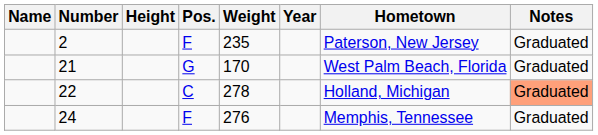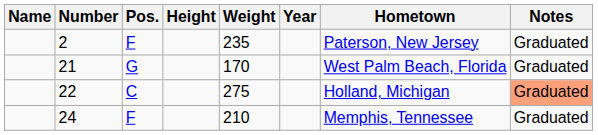columns swapped: (199, 17) <-> (150, 17)
(236, 92) 278 -> (236, 92) 275
(236, 117) 276 -> (236, 117) 210
